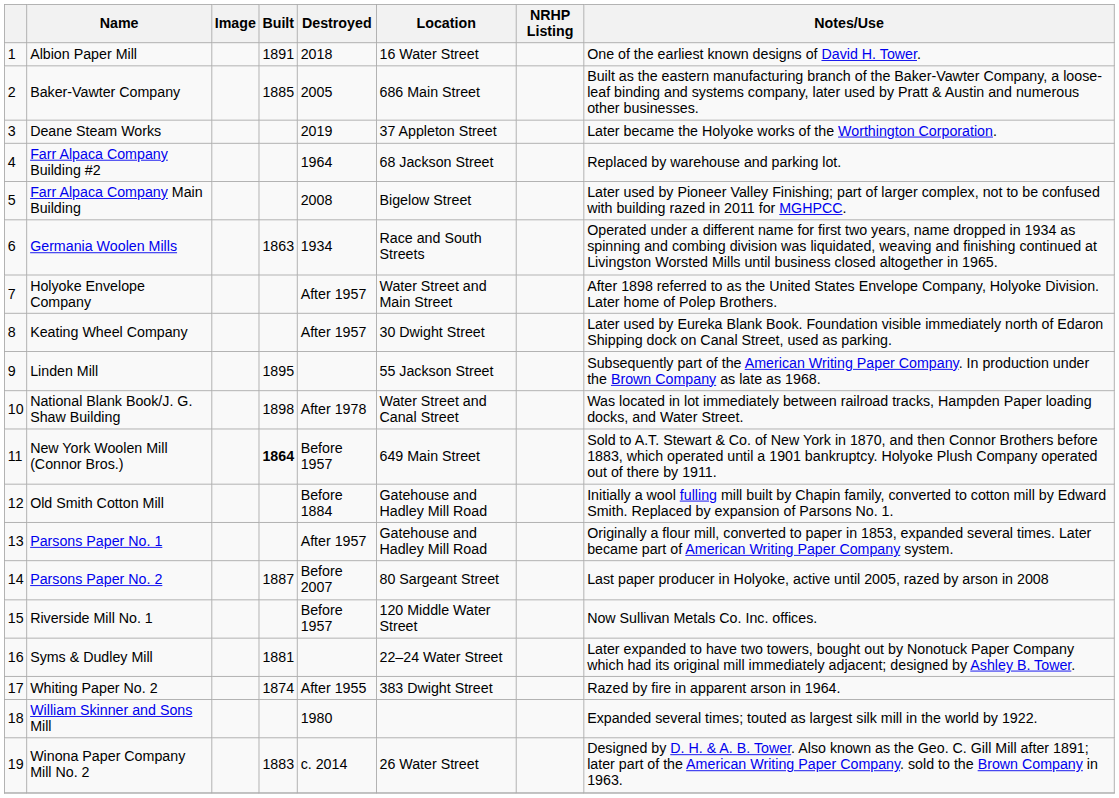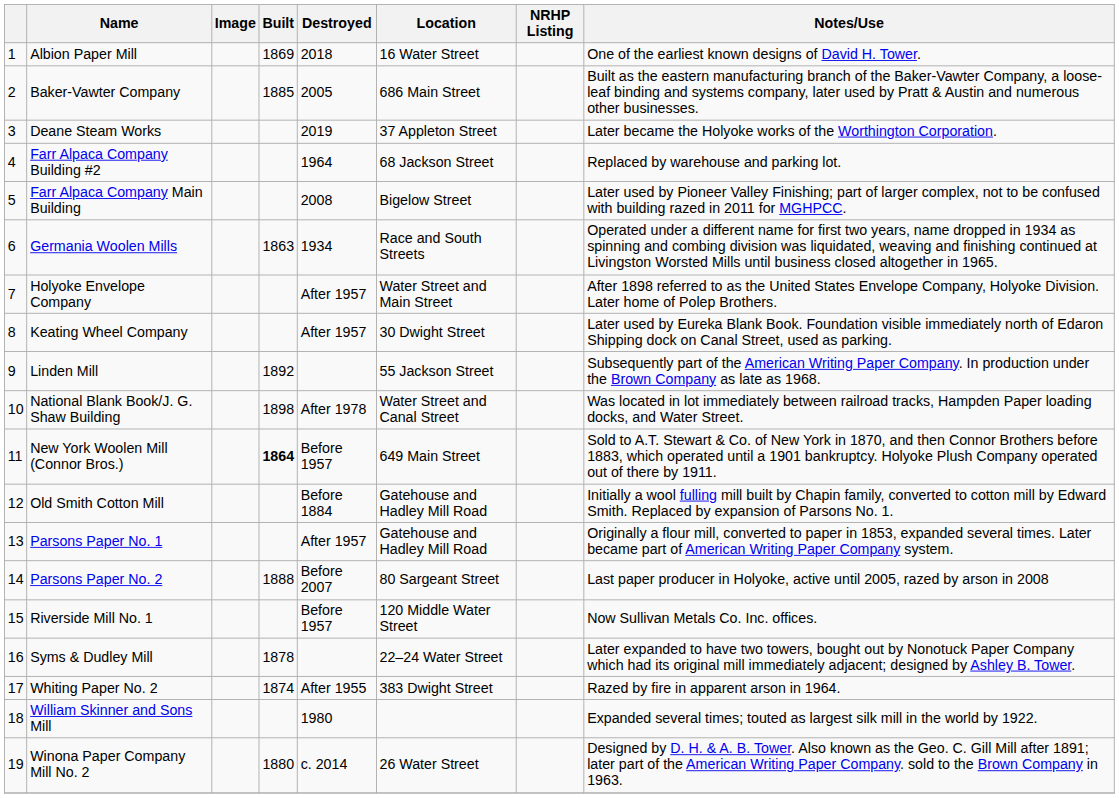(278, 54) 1891 -> (278, 54) 1869
(278, 371) 1895 -> (278, 371) 1892
(278, 580) 1887 -> (278, 580) 1888
(278, 657) 1881 -> (278, 657) 1878
(278, 765) 1883 -> (278, 765) 1880
